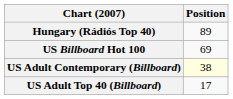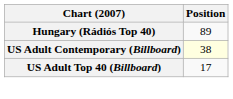- row: (94, 49)
